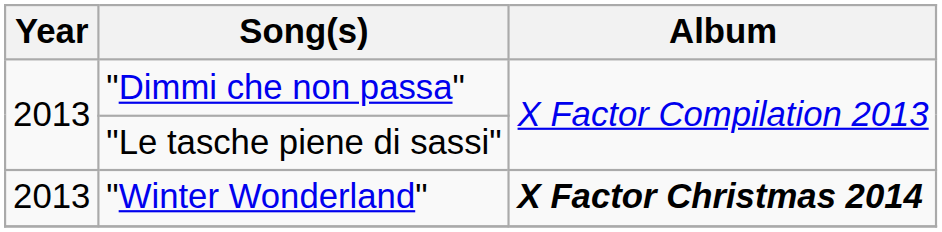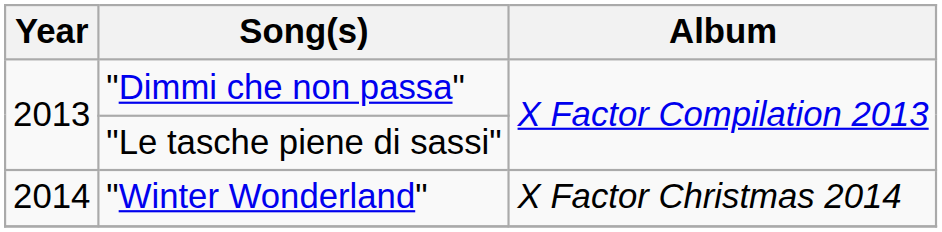(52, 197) 2013 -> (52, 197) 2014
(720, 197) bold -> (710, 197) normal
